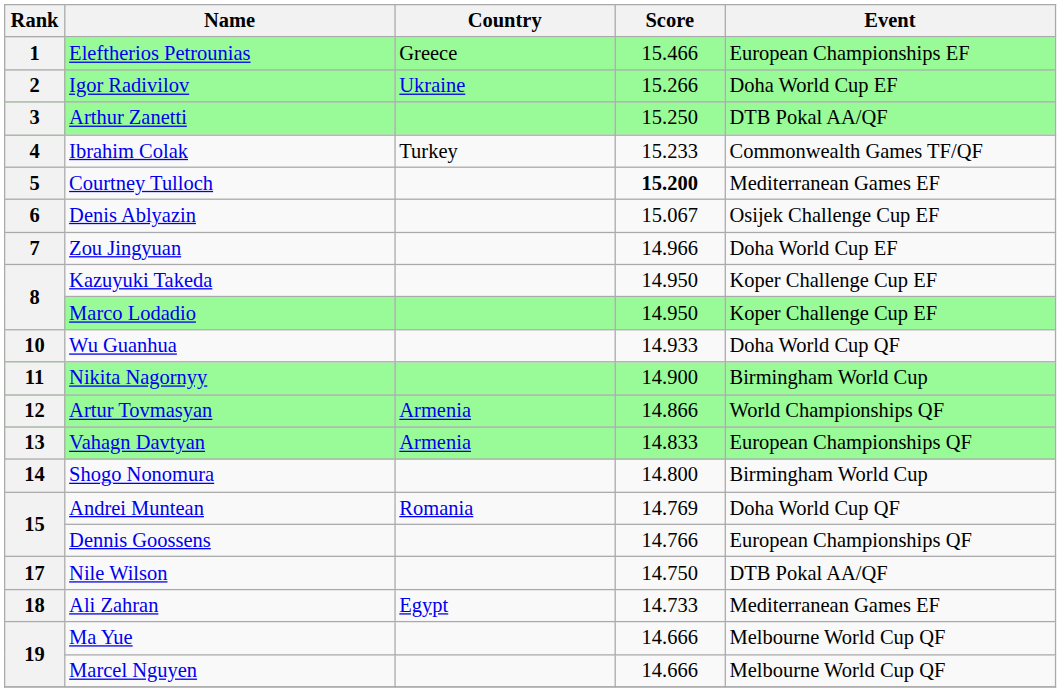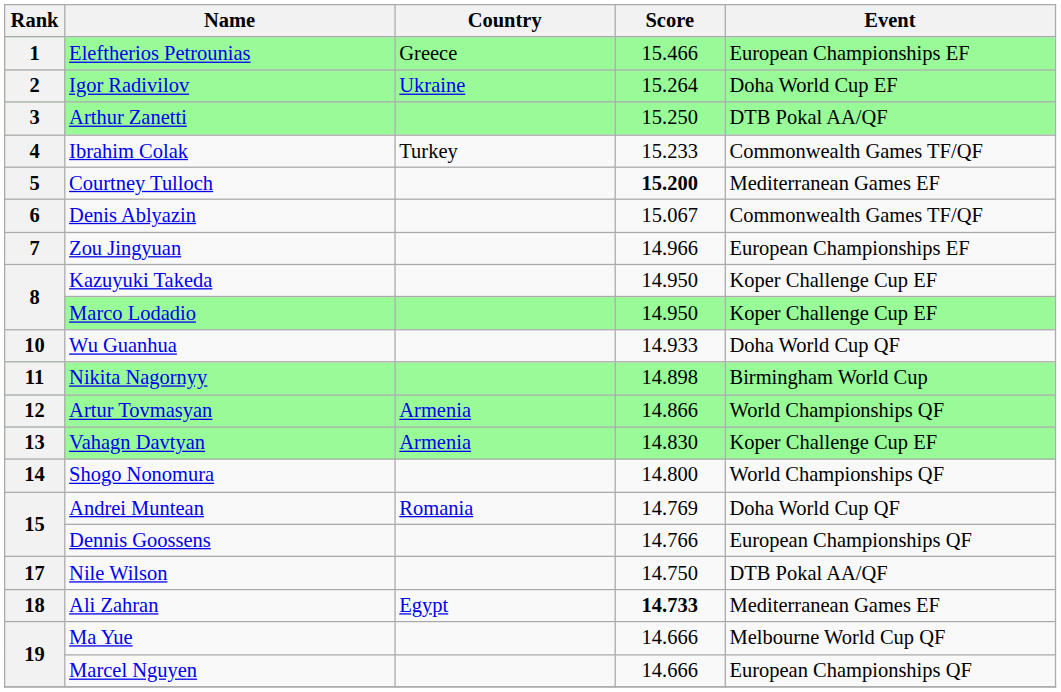(670, 85) 15.266 -> (670, 85) 15.264
(834, 215) Osijek Challenge Cup EF -> (856, 215) Commonwealth Games TF/QF
(814, 248) Doha World Cup EF -> (850, 248) European Championships EF
(670, 378) 14.900 -> (670, 378) 14.898
(670, 442) 14.833 -> (670, 442) 14.830
(851, 442) European Championships QF -> (833, 442) Koper Challenge Cup EF
(829, 475) Birmingham World Cup -> (837, 475) World Championships QF
(670, 605) normal -> (670, 605) bold
(837, 670) Melbourne World Cup QF -> (851, 670) European Championships QF
